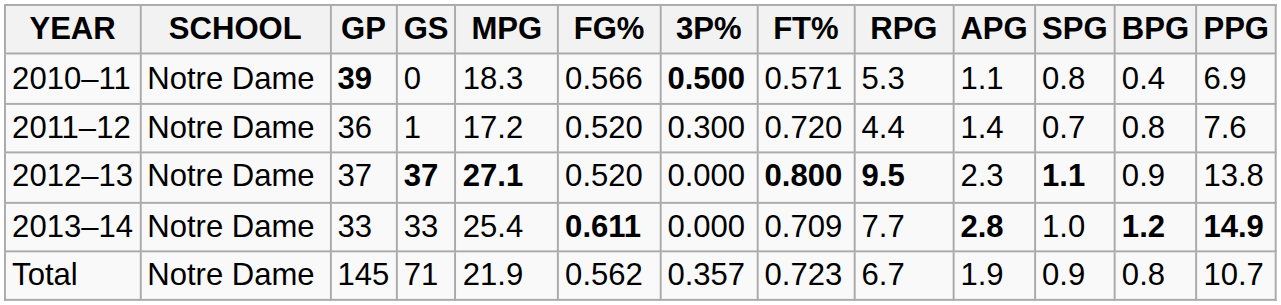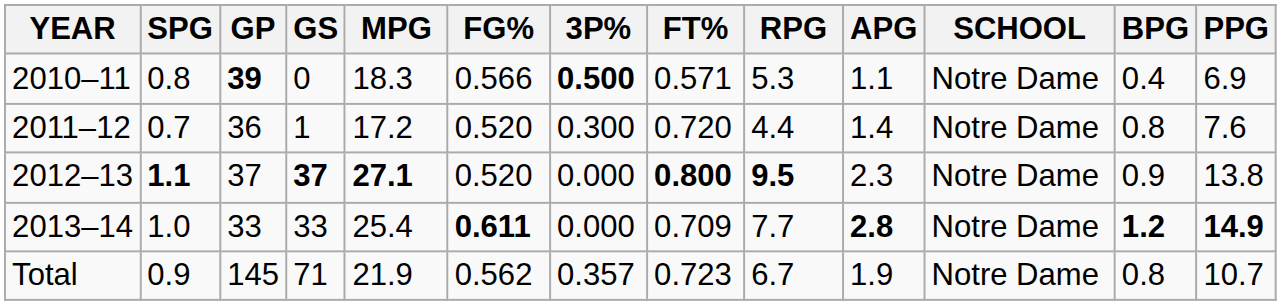columns swapped: (235, 29) <-> (1075, 29)
